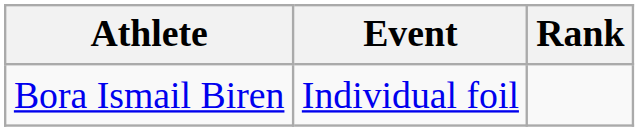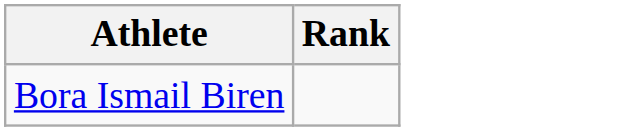- column: (410, 34)
